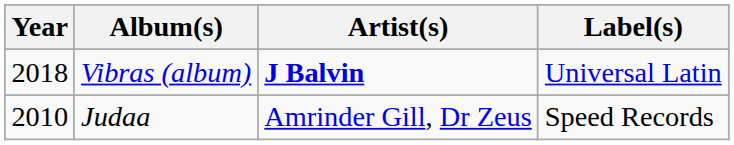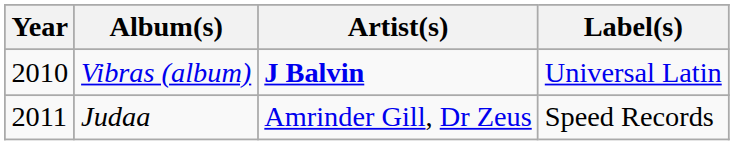(40, 71) 2018 -> (40, 71) 2010
(40, 116) 2010 -> (39, 116) 2011
